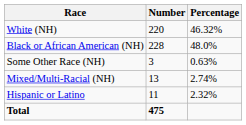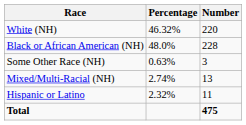columns swapped: (167, 12) <-> (215, 12)
